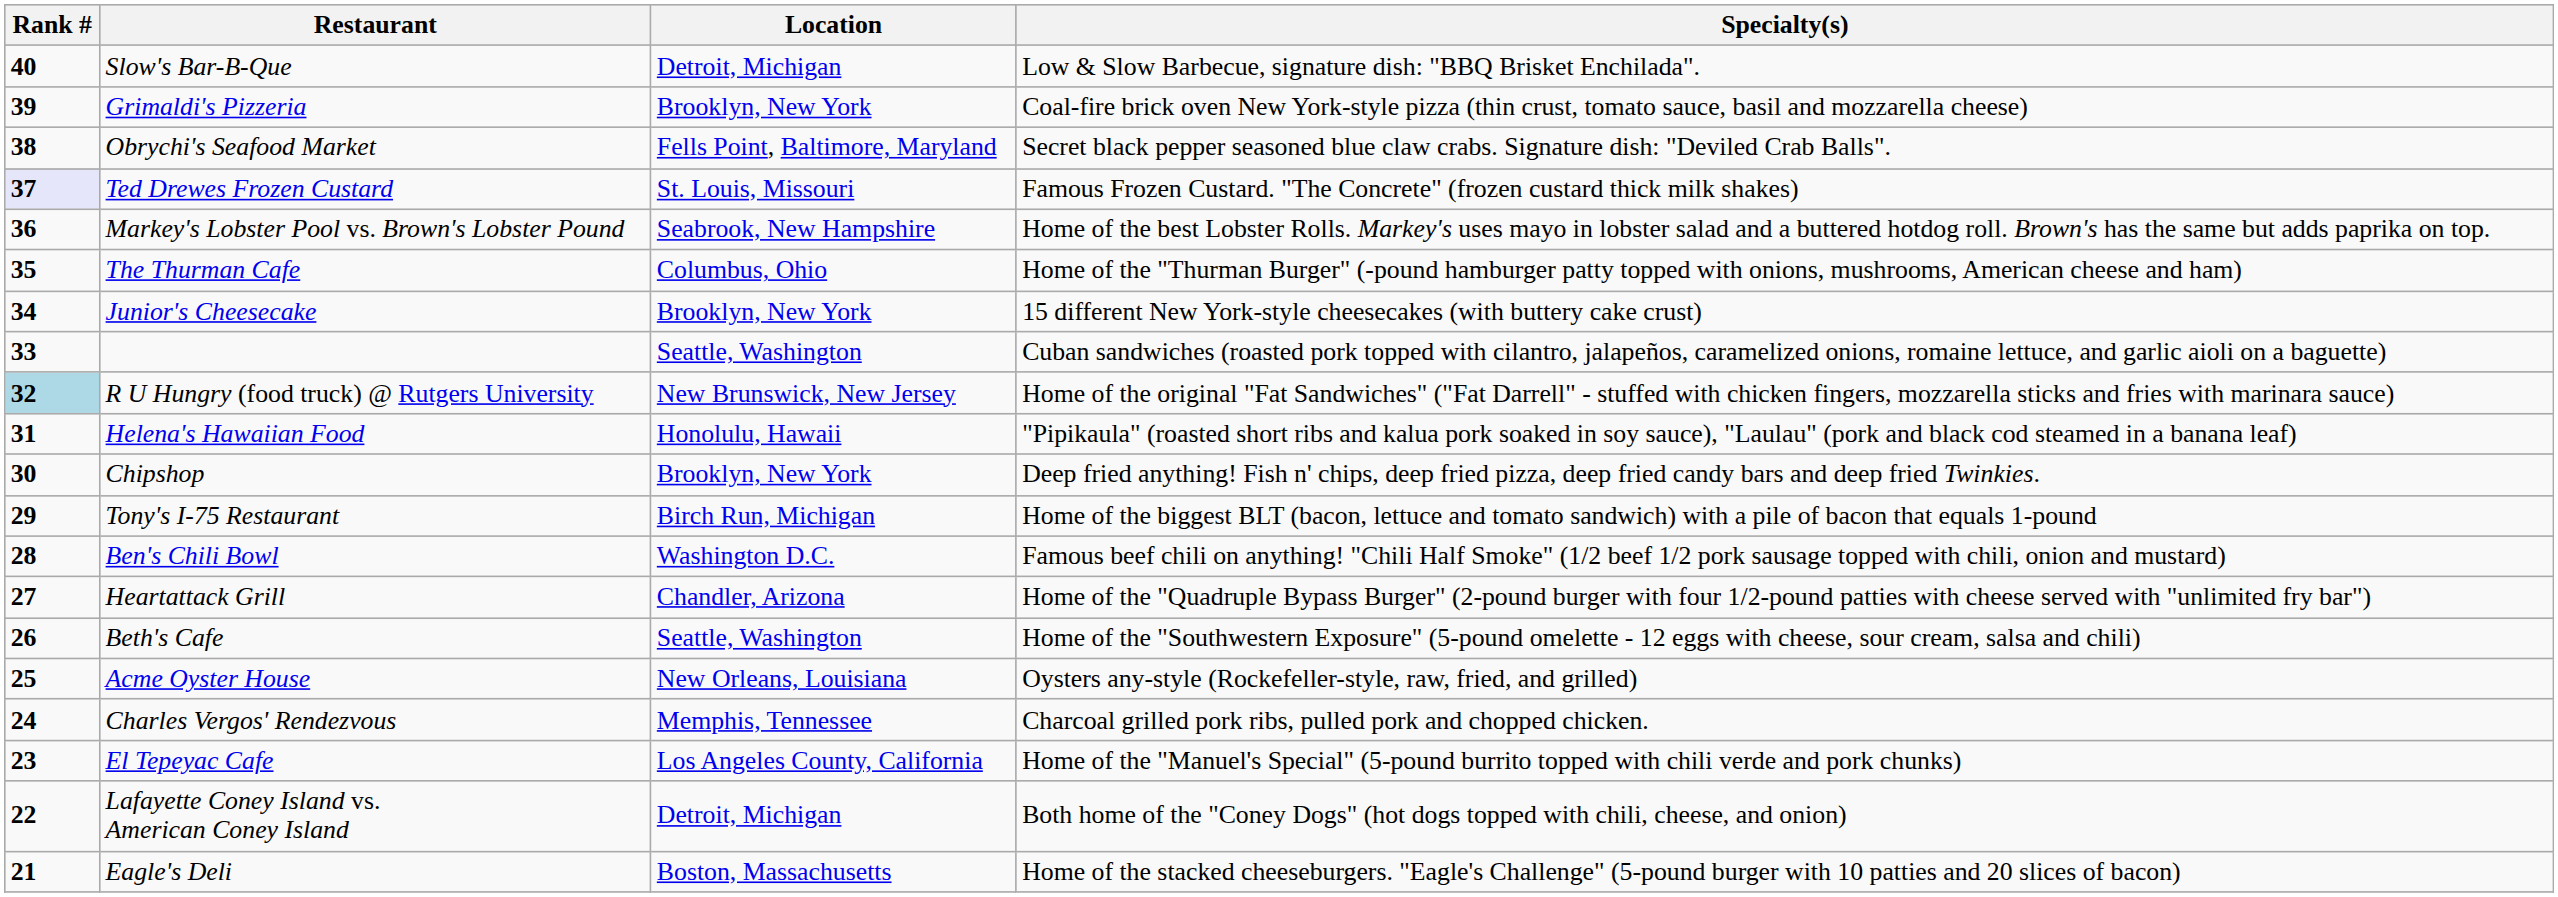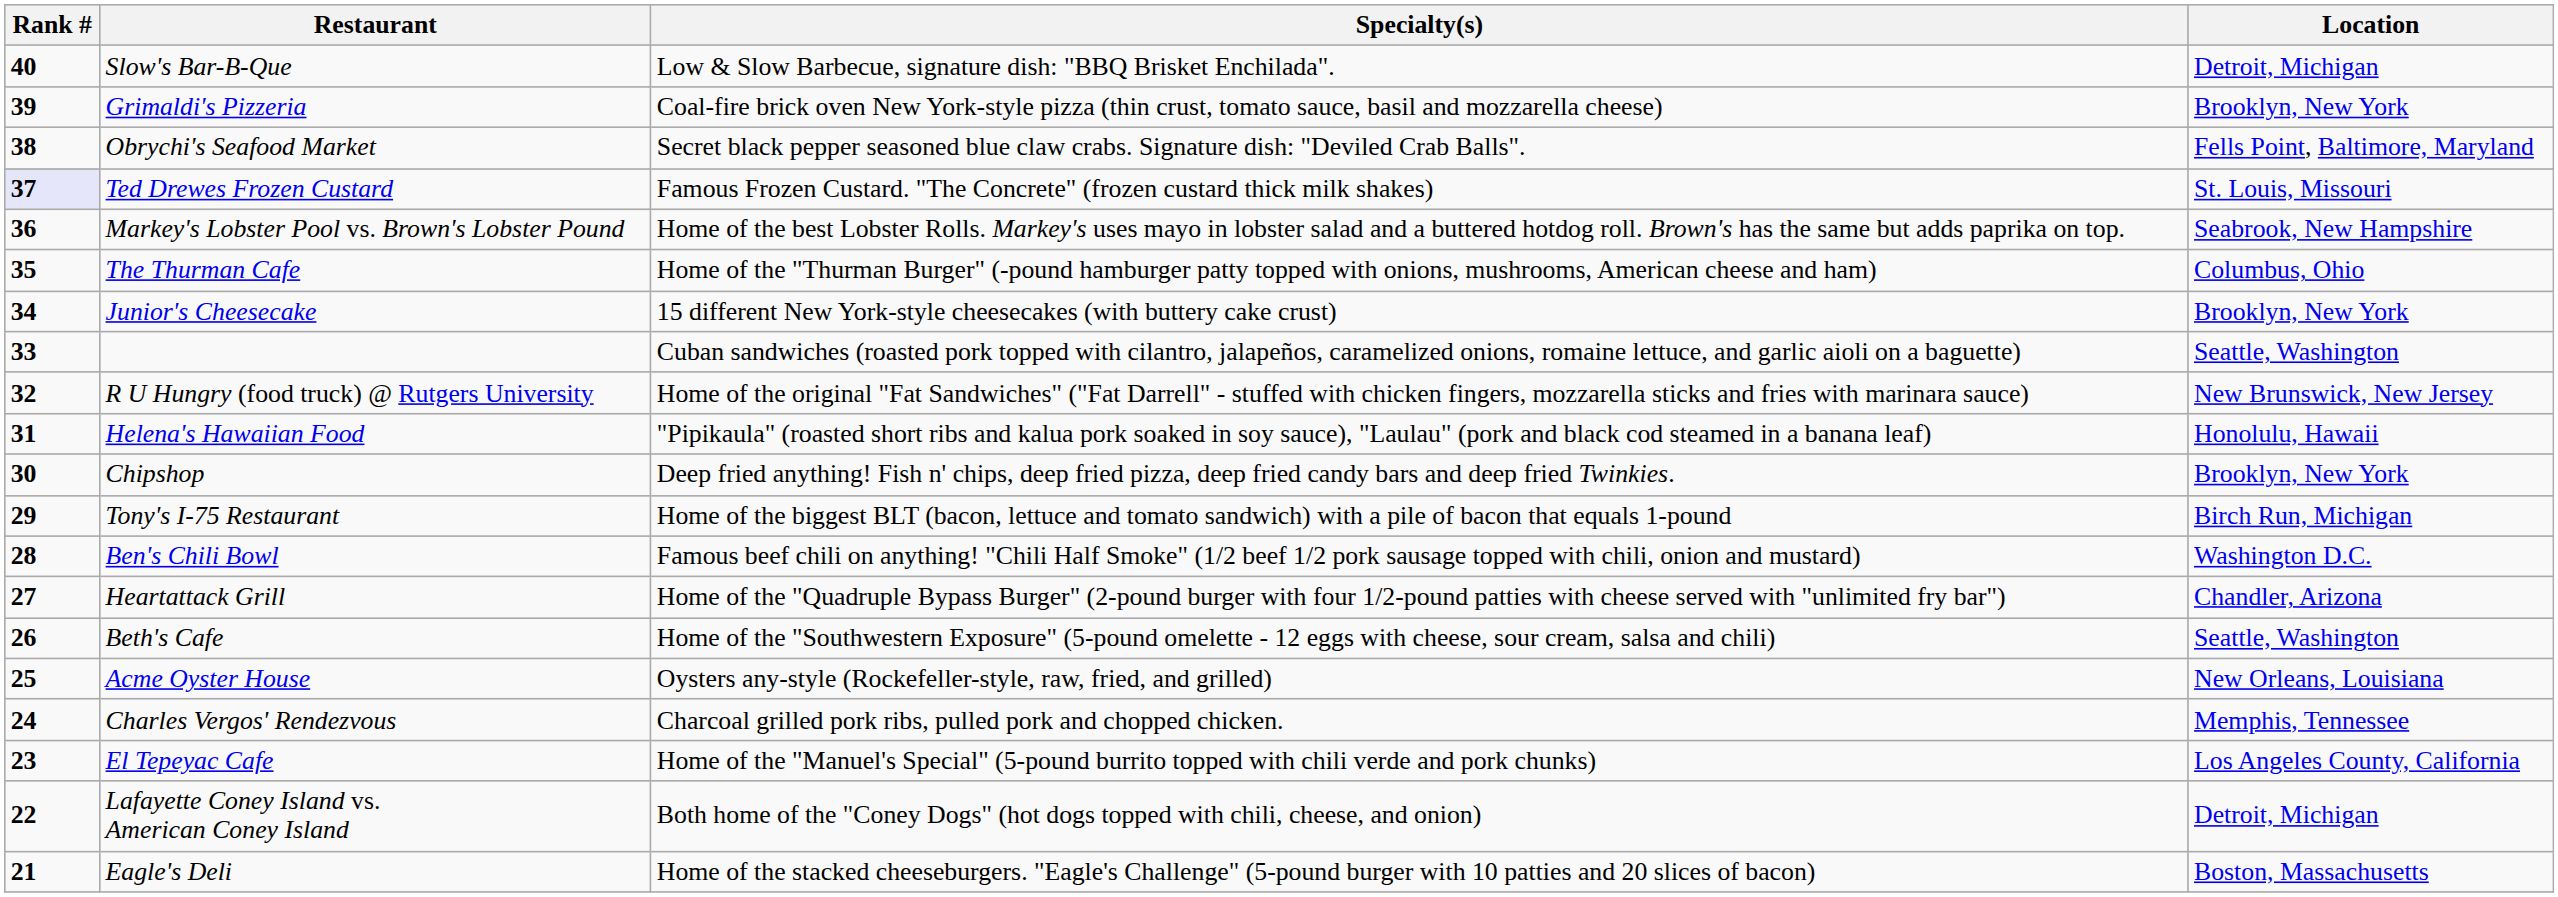columns swapped: (834, 24) <-> (1785, 24)
(24, 392) lightblue background -> (24, 392) no background
